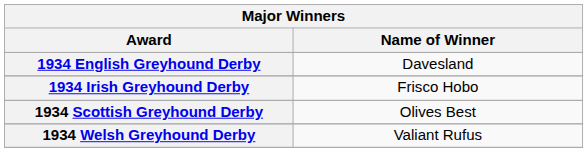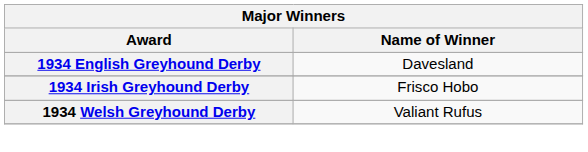- row: (149, 111)
